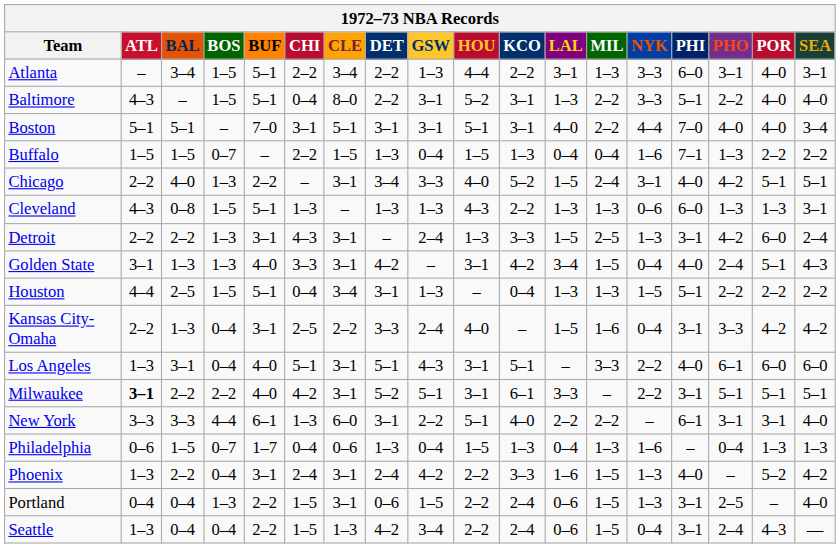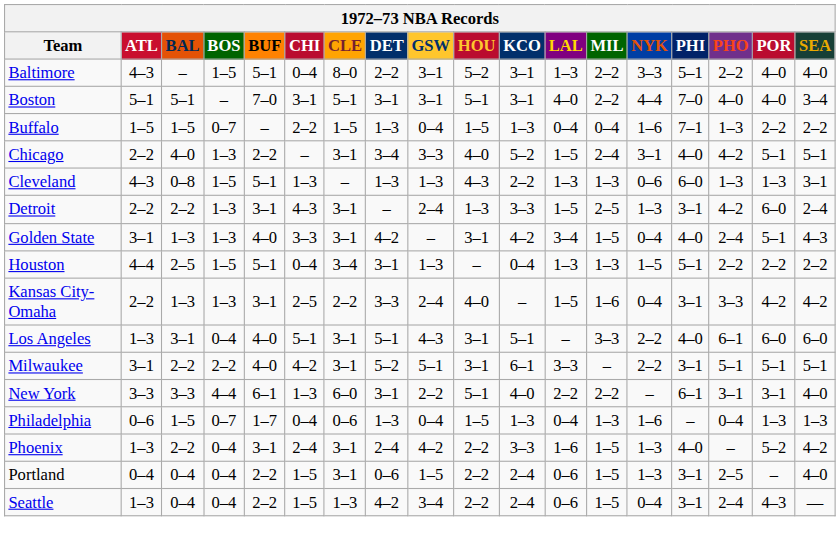- row: (33, 72)
(224, 328) 0–4 -> (224, 301) 1–3
(141, 393) bold -> (141, 365) normal
(224, 502) 1–3 -> (224, 475) 0–4
